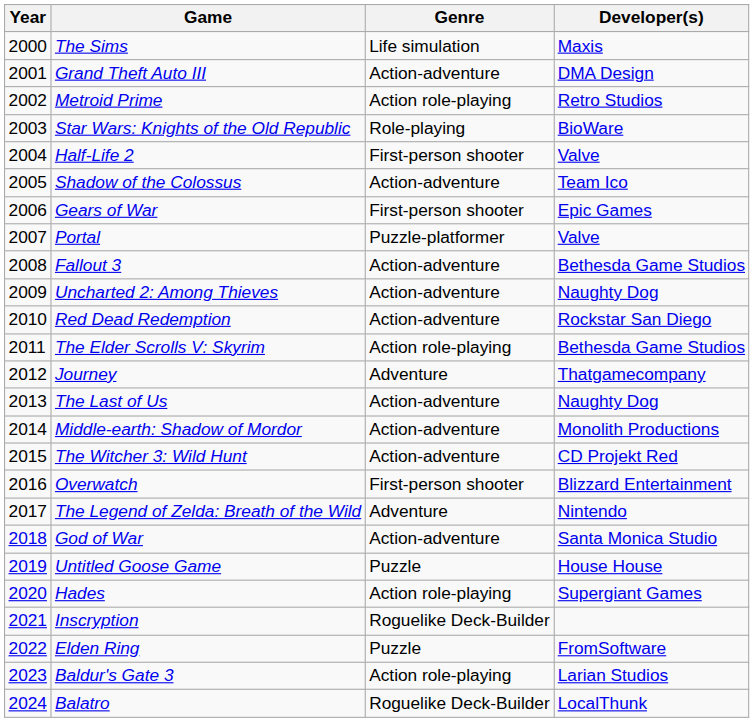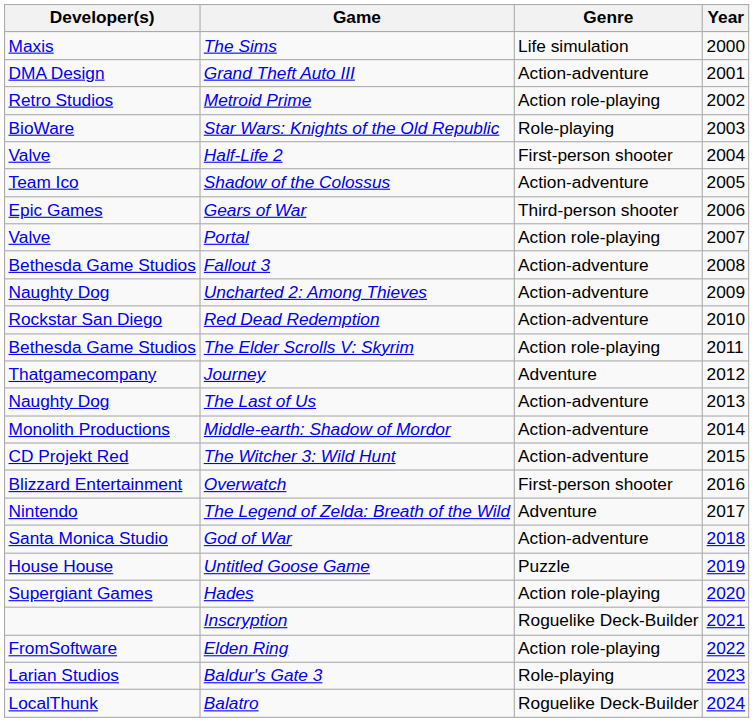columns swapped: (28, 18) <-> (651, 18)
(446, 210) First-person shooter -> (598, 210) Third-person shooter
(437, 237) Puzzle-platformer -> (589, 237) Action role-playing
(395, 648) Puzzle -> (589, 648) Action role-playing
(440, 675) Action role-playing -> (566, 675) Role-playing
